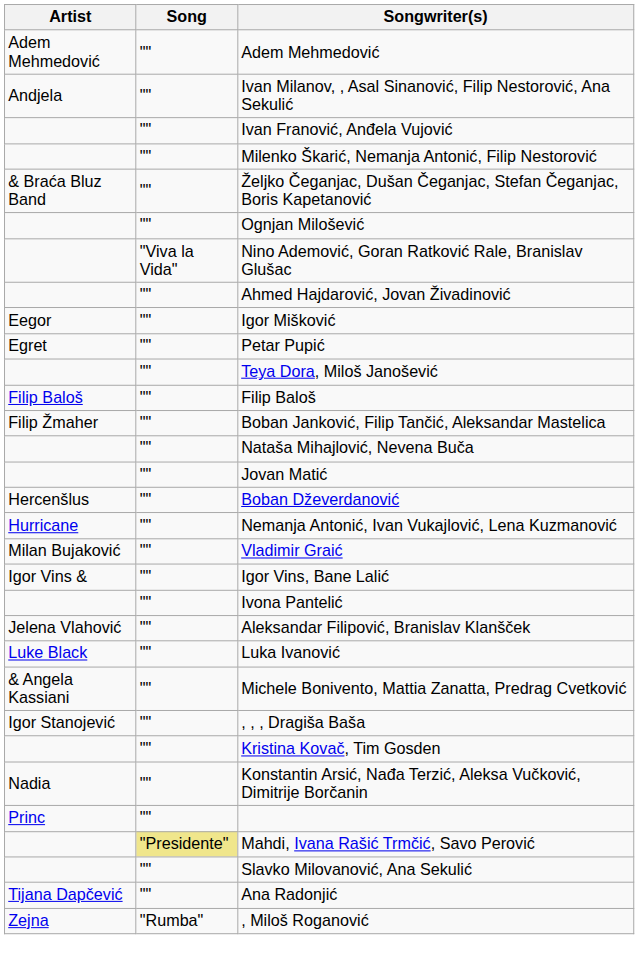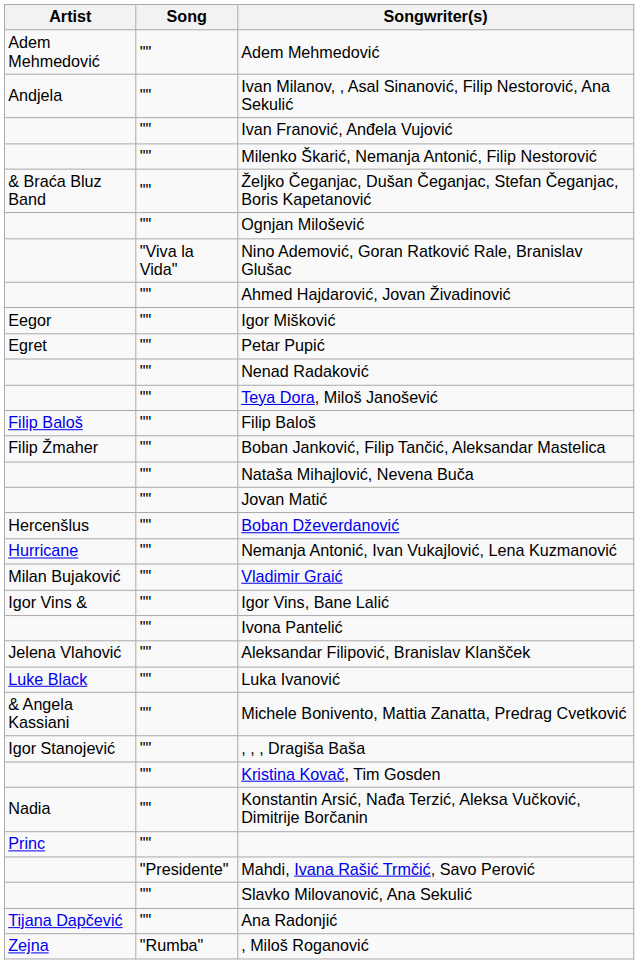+ row: (305, 371)
(184, 843) khaki background -> (184, 869) no background
